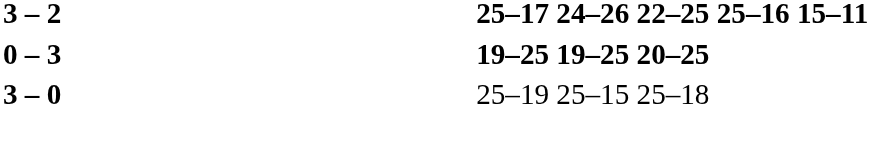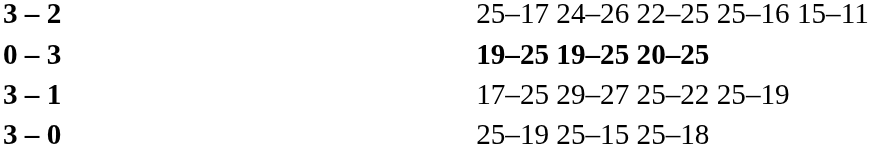(672, 13) bold -> (672, 13) normal
+ row: (32, 94)
